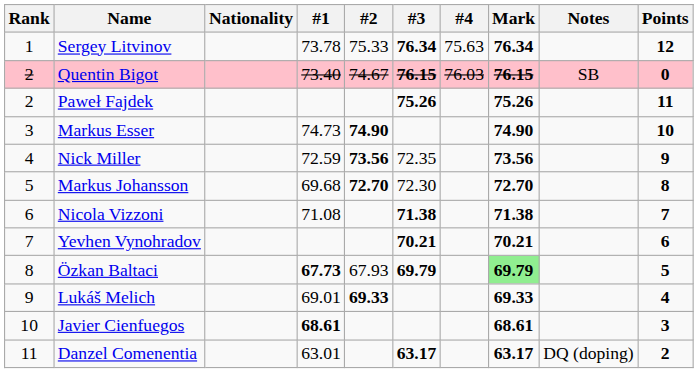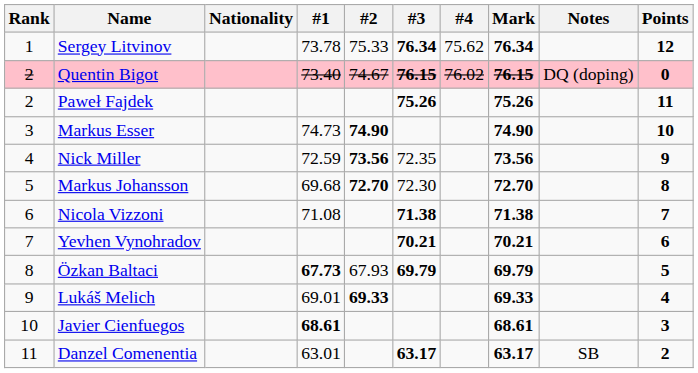(464, 46) 75.63 -> (464, 46) 75.62
(464, 74) 76.03 -> (464, 74) 76.02
(588, 74) SB -> (588, 74) DQ (doping)
(514, 269) lightgreen background -> (514, 269) no background
(588, 353) DQ (doping) -> (588, 353) SB
